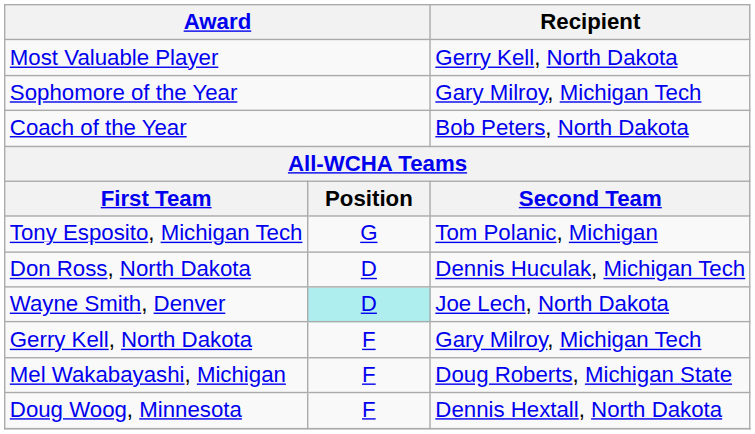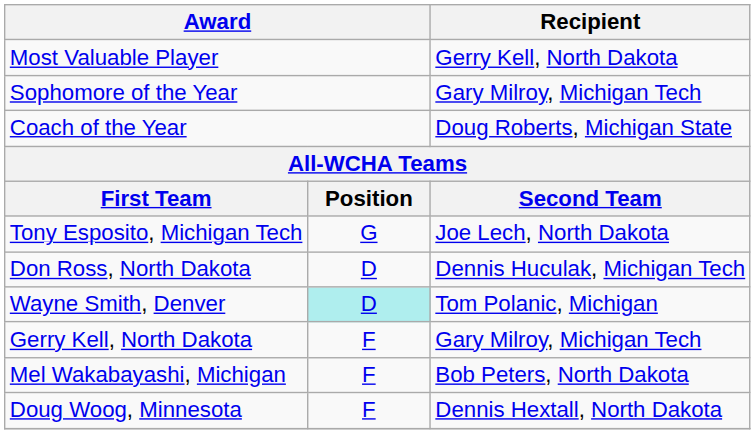(562, 127) Bob Peters, North Dakota -> (584, 127) Doug Roberts, Michigan State
(547, 233) Tom Polanic, Michigan -> (552, 233) Joe Lech, North Dakota
(552, 304) Joe Lech, North Dakota -> (547, 304) Tom Polanic, Michigan
(584, 374) Doug Roberts, Michigan State -> (562, 374) Bob Peters, North Dakota
